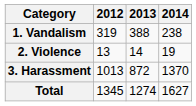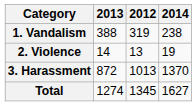columns swapped: (110, 14) <-> (143, 14)
